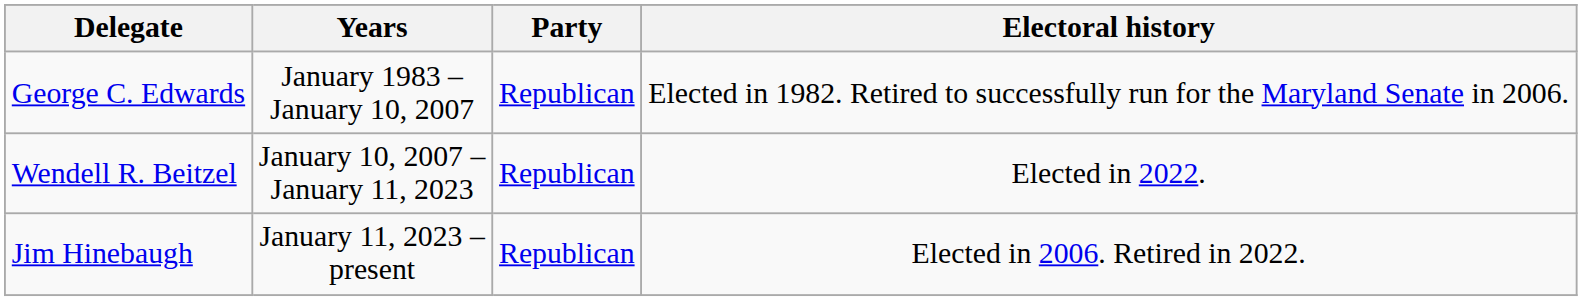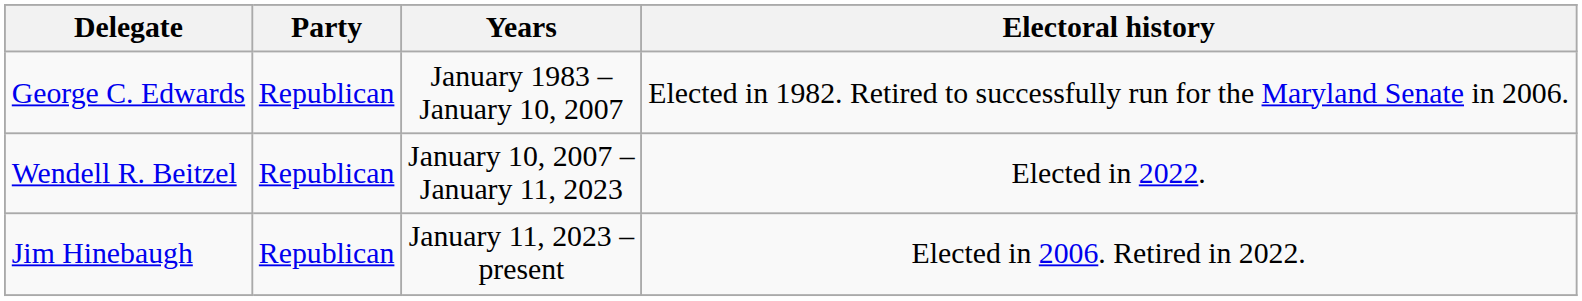columns swapped: (567, 28) <-> (372, 28)
